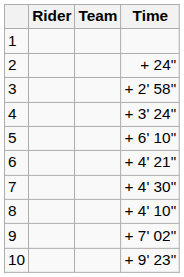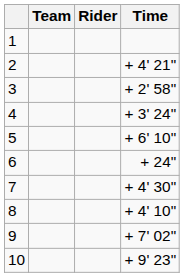columns swapped: (52, 16) <-> (98, 16)
(158, 65) + 24" -> (150, 65) + 4' 21"
(150, 162) + 4' 21" -> (158, 162) + 24"
